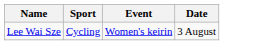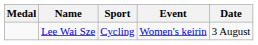+ column: (22, 13)
